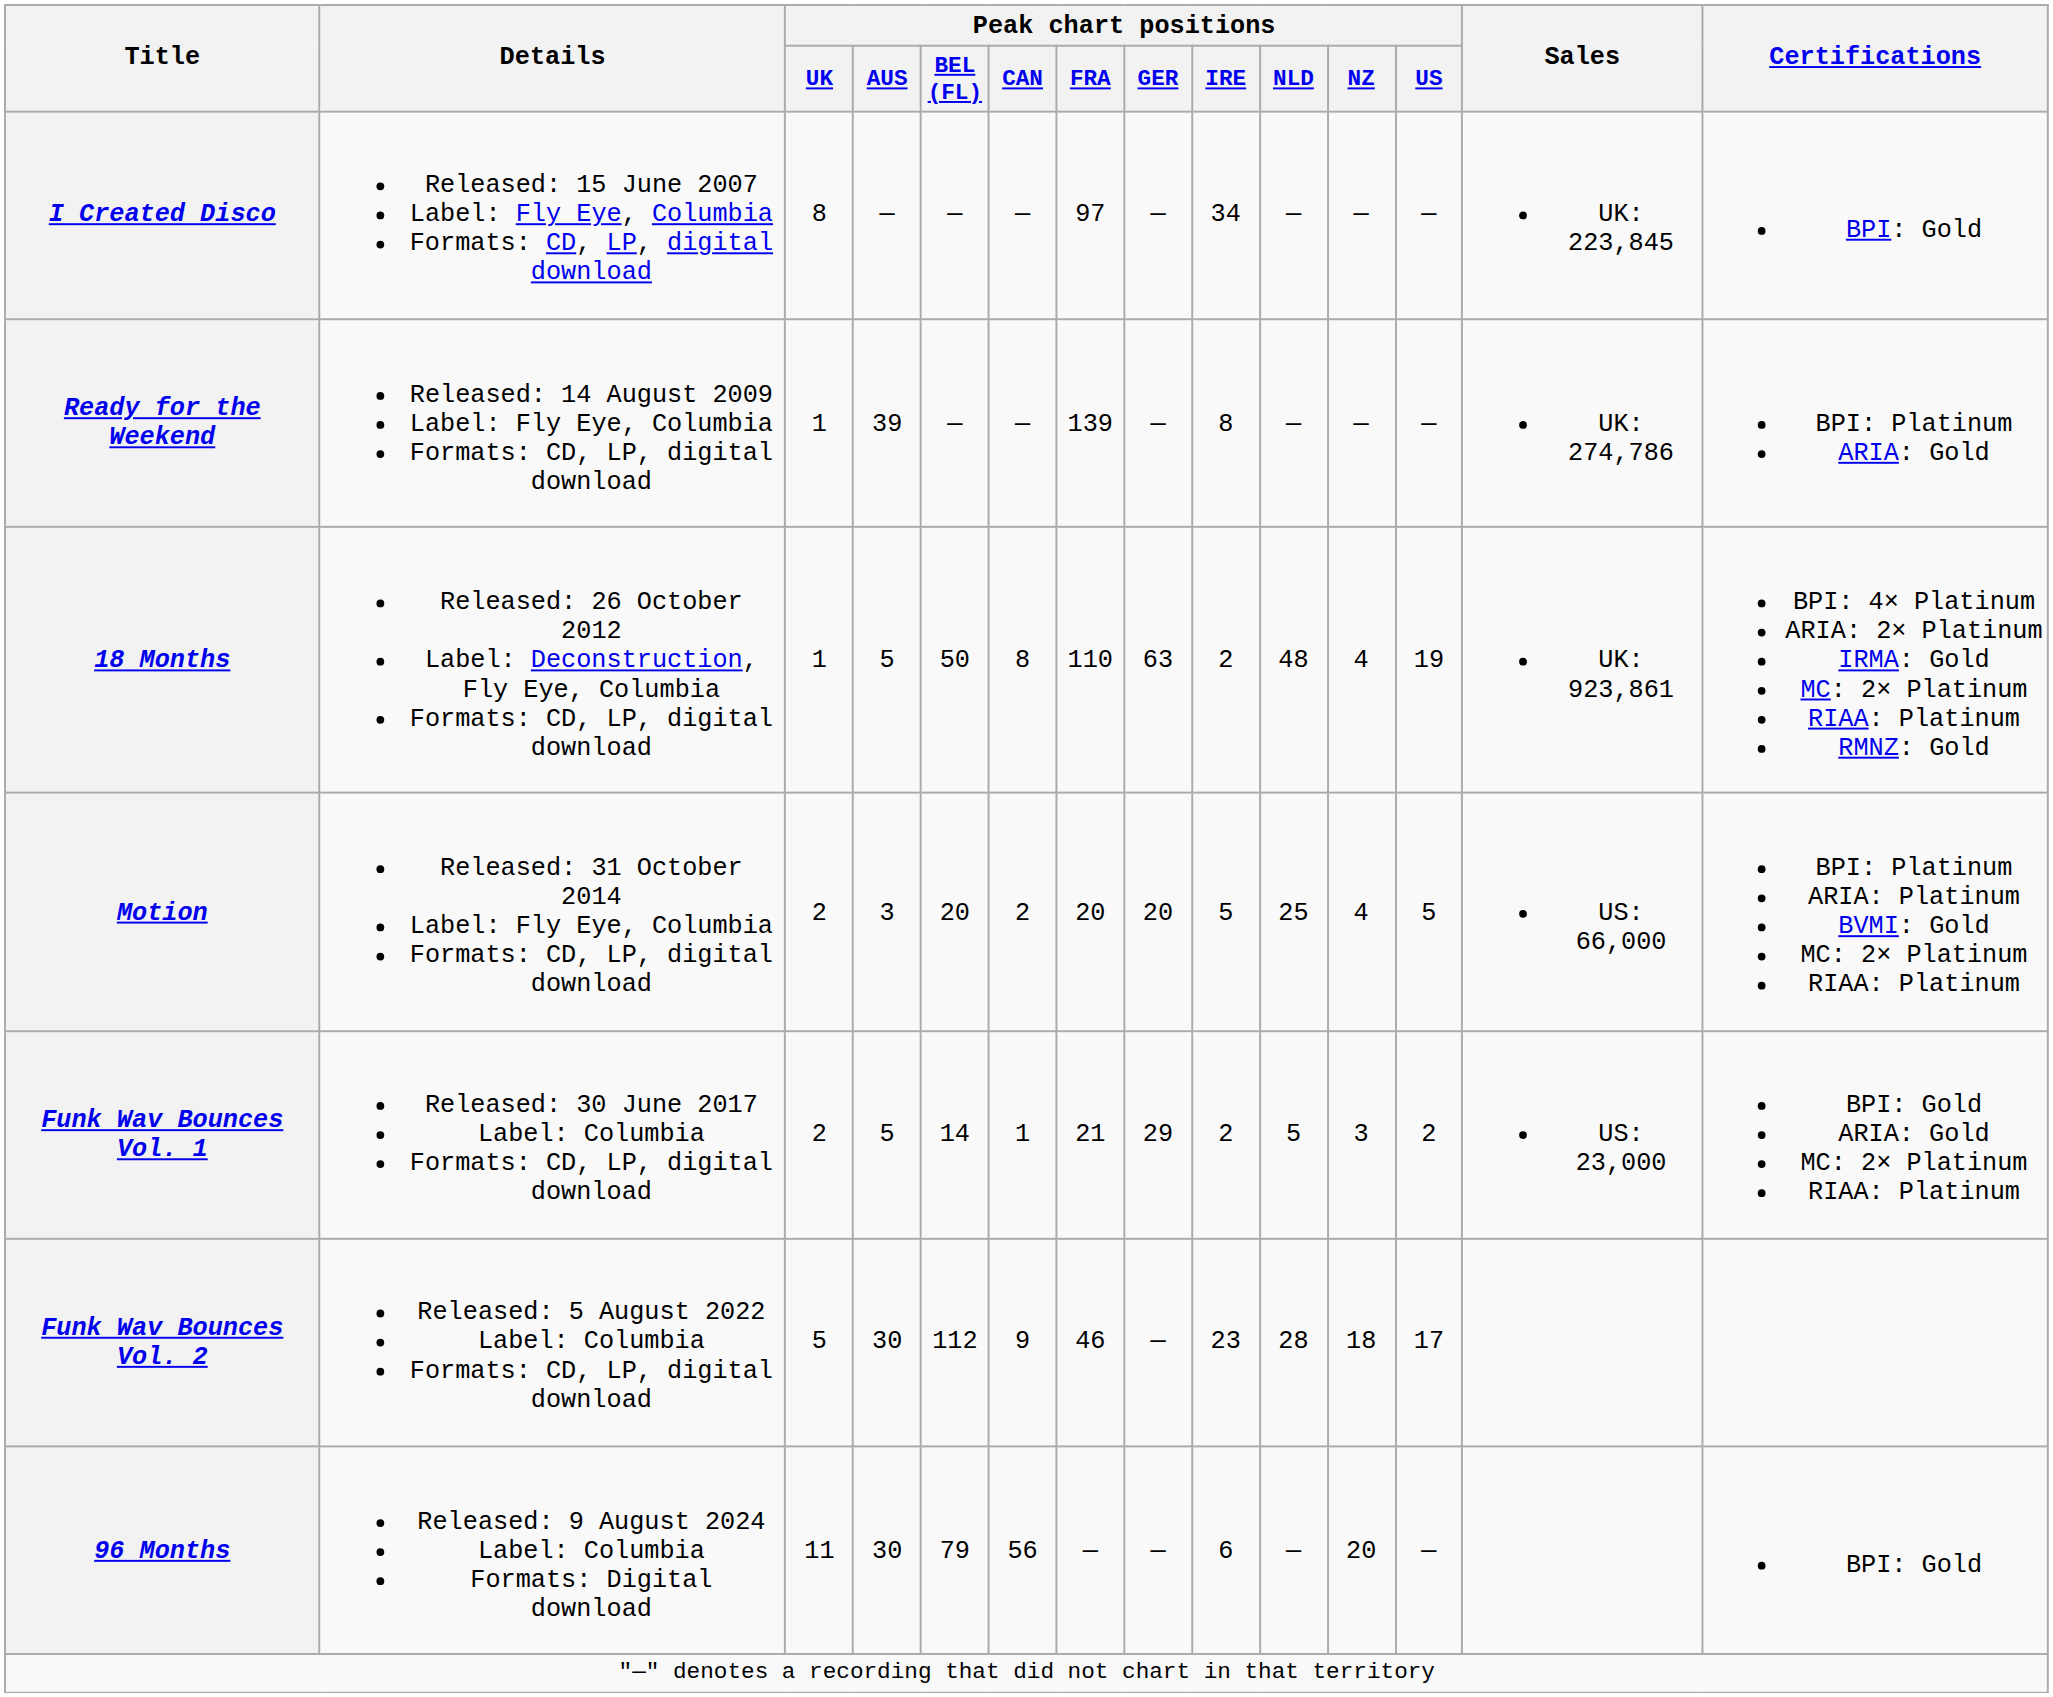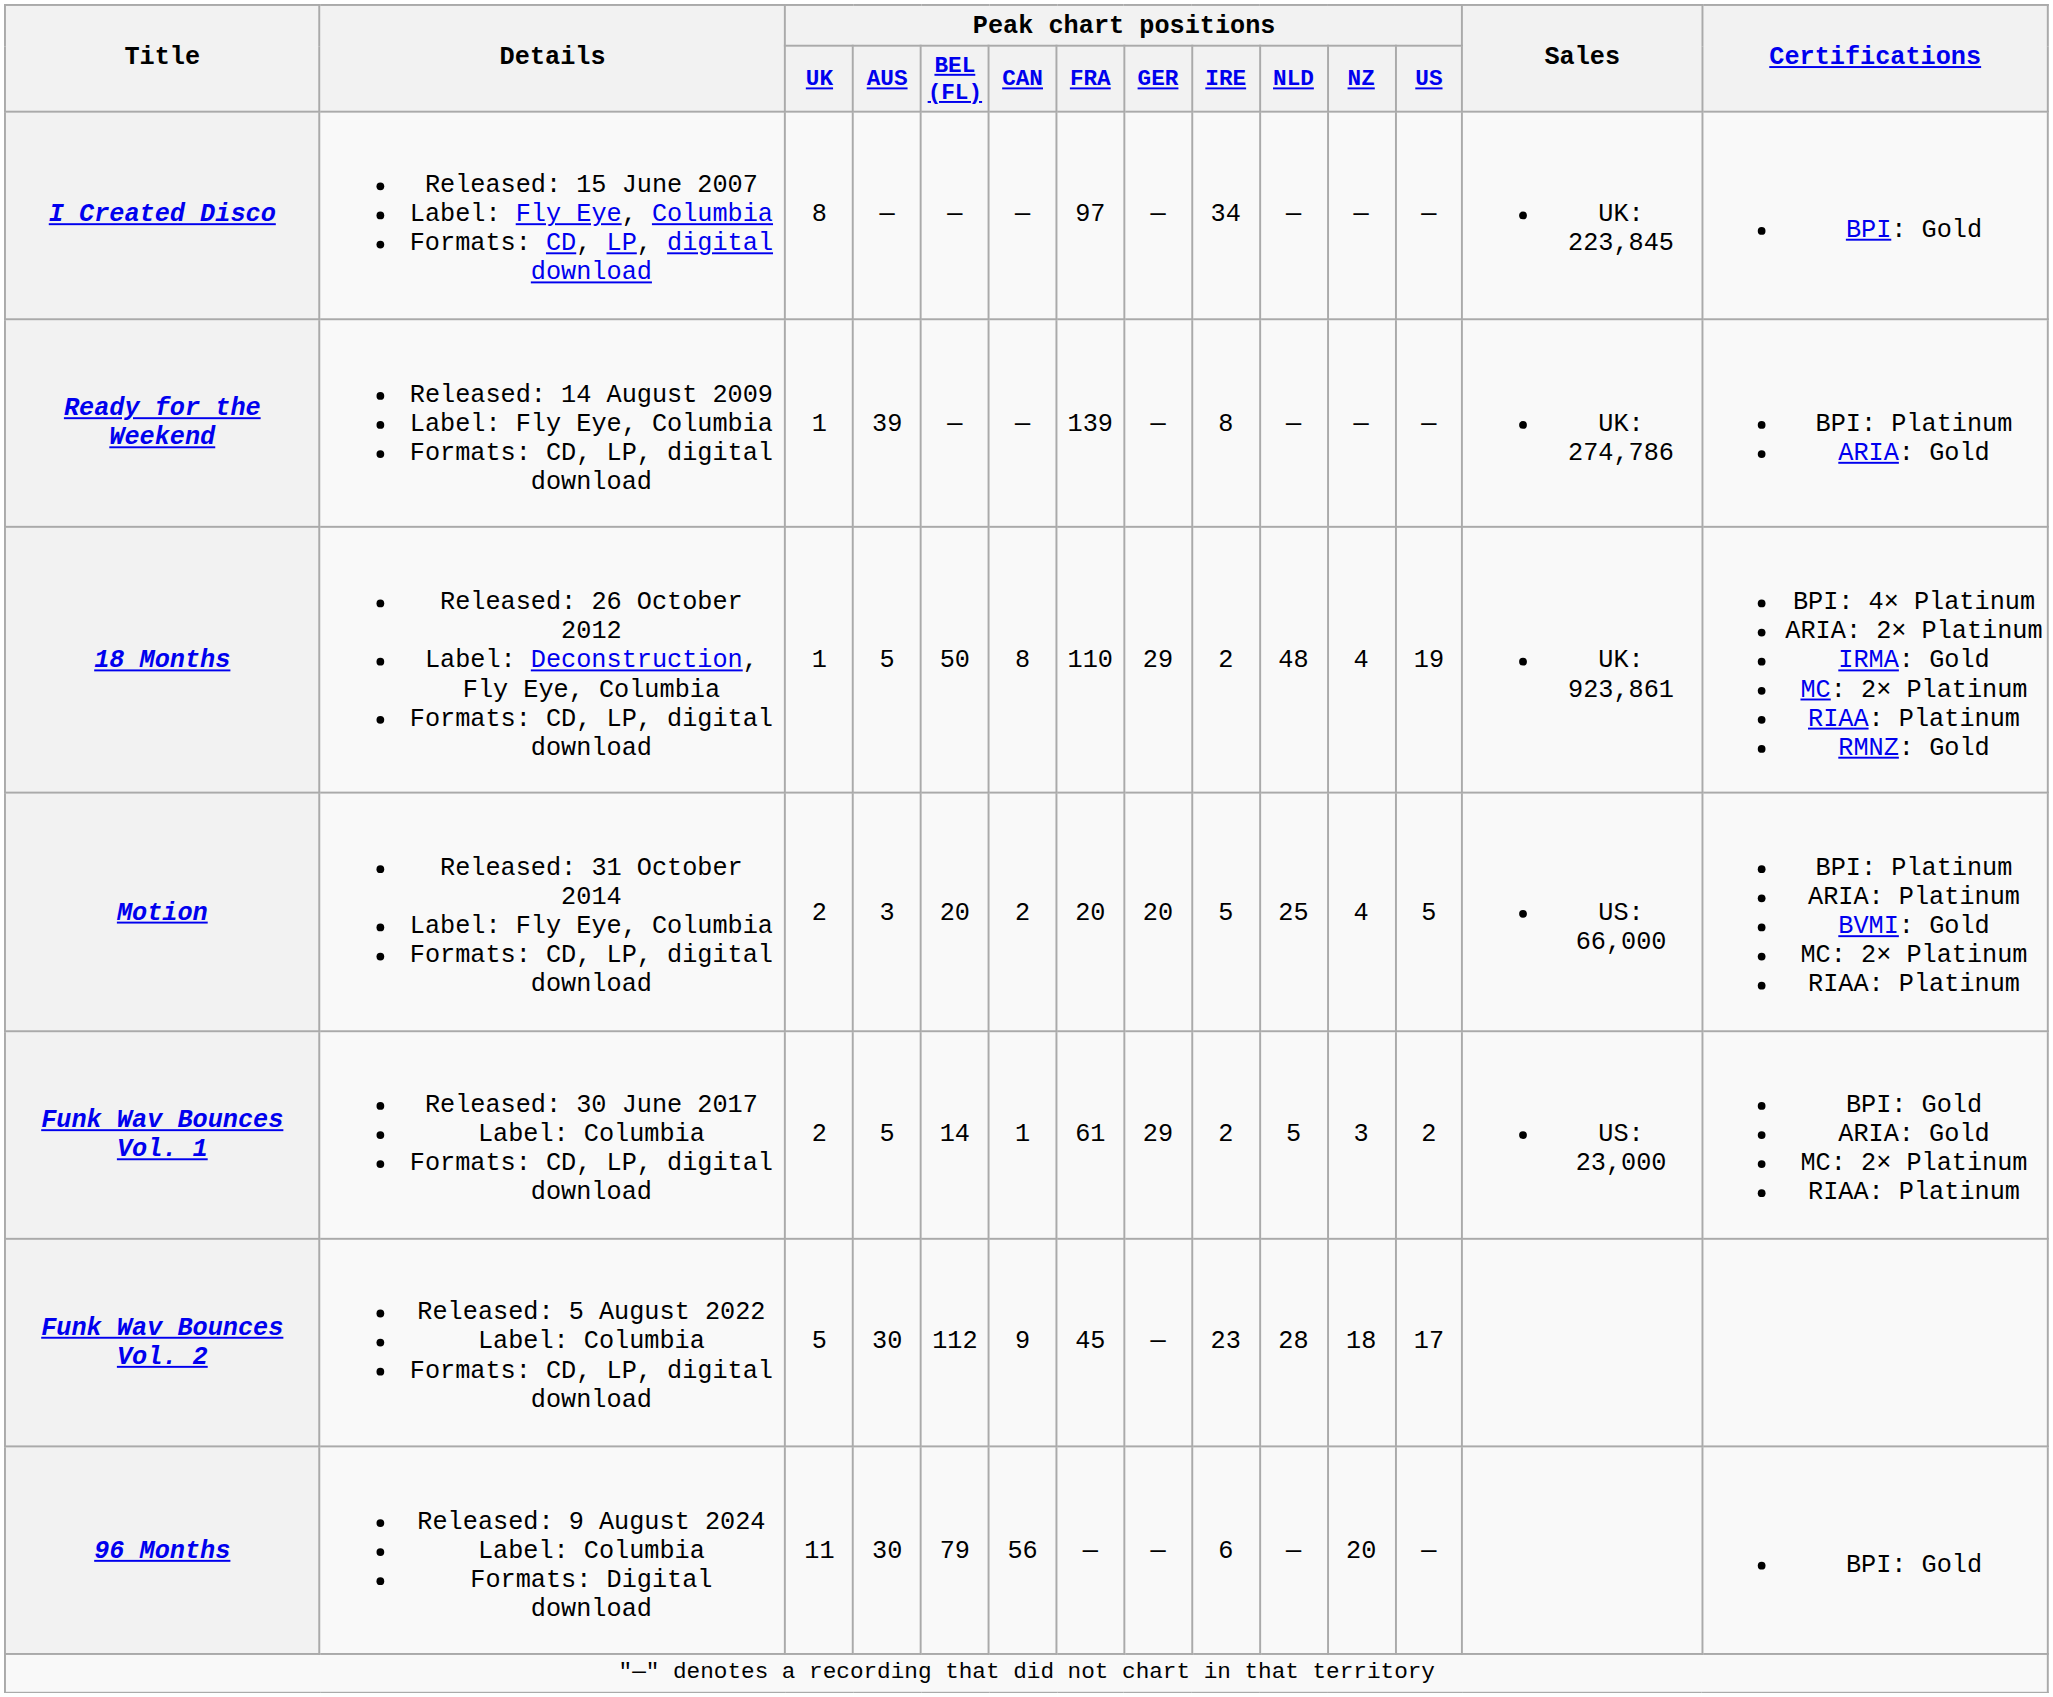(1158, 660) 63 -> (1158, 660) 29
(1090, 1134) 21 -> (1090, 1134) 61
(1090, 1342) 46 -> (1090, 1342) 45
